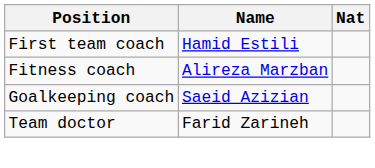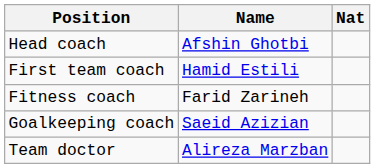+ row: (57, 44)
(255, 71) Alireza Marzban -> (245, 97) Farid Zarineh
(245, 124) Farid Zarineh -> (255, 150) Alireza Marzban
